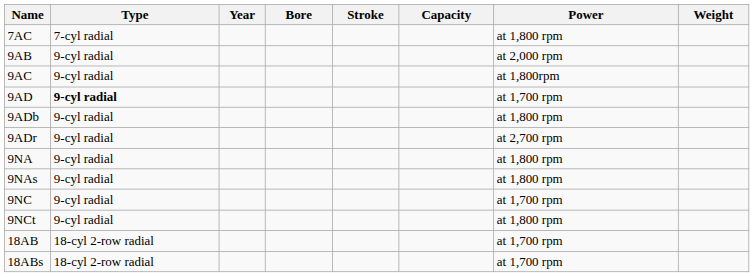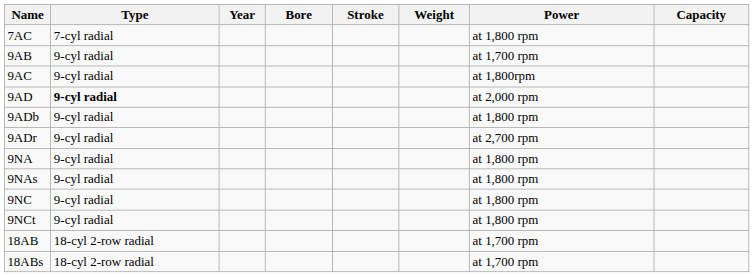columns swapped: (446, 14) <-> (713, 14)
(530, 55) at 2,000 rpm -> (505, 55) at 1,700 rpm
(530, 96) at 1,700 rpm -> (505, 96) at 2,000 rpm
(530, 199) at 1,700 rpm -> (505, 199) at 1,800 rpm
